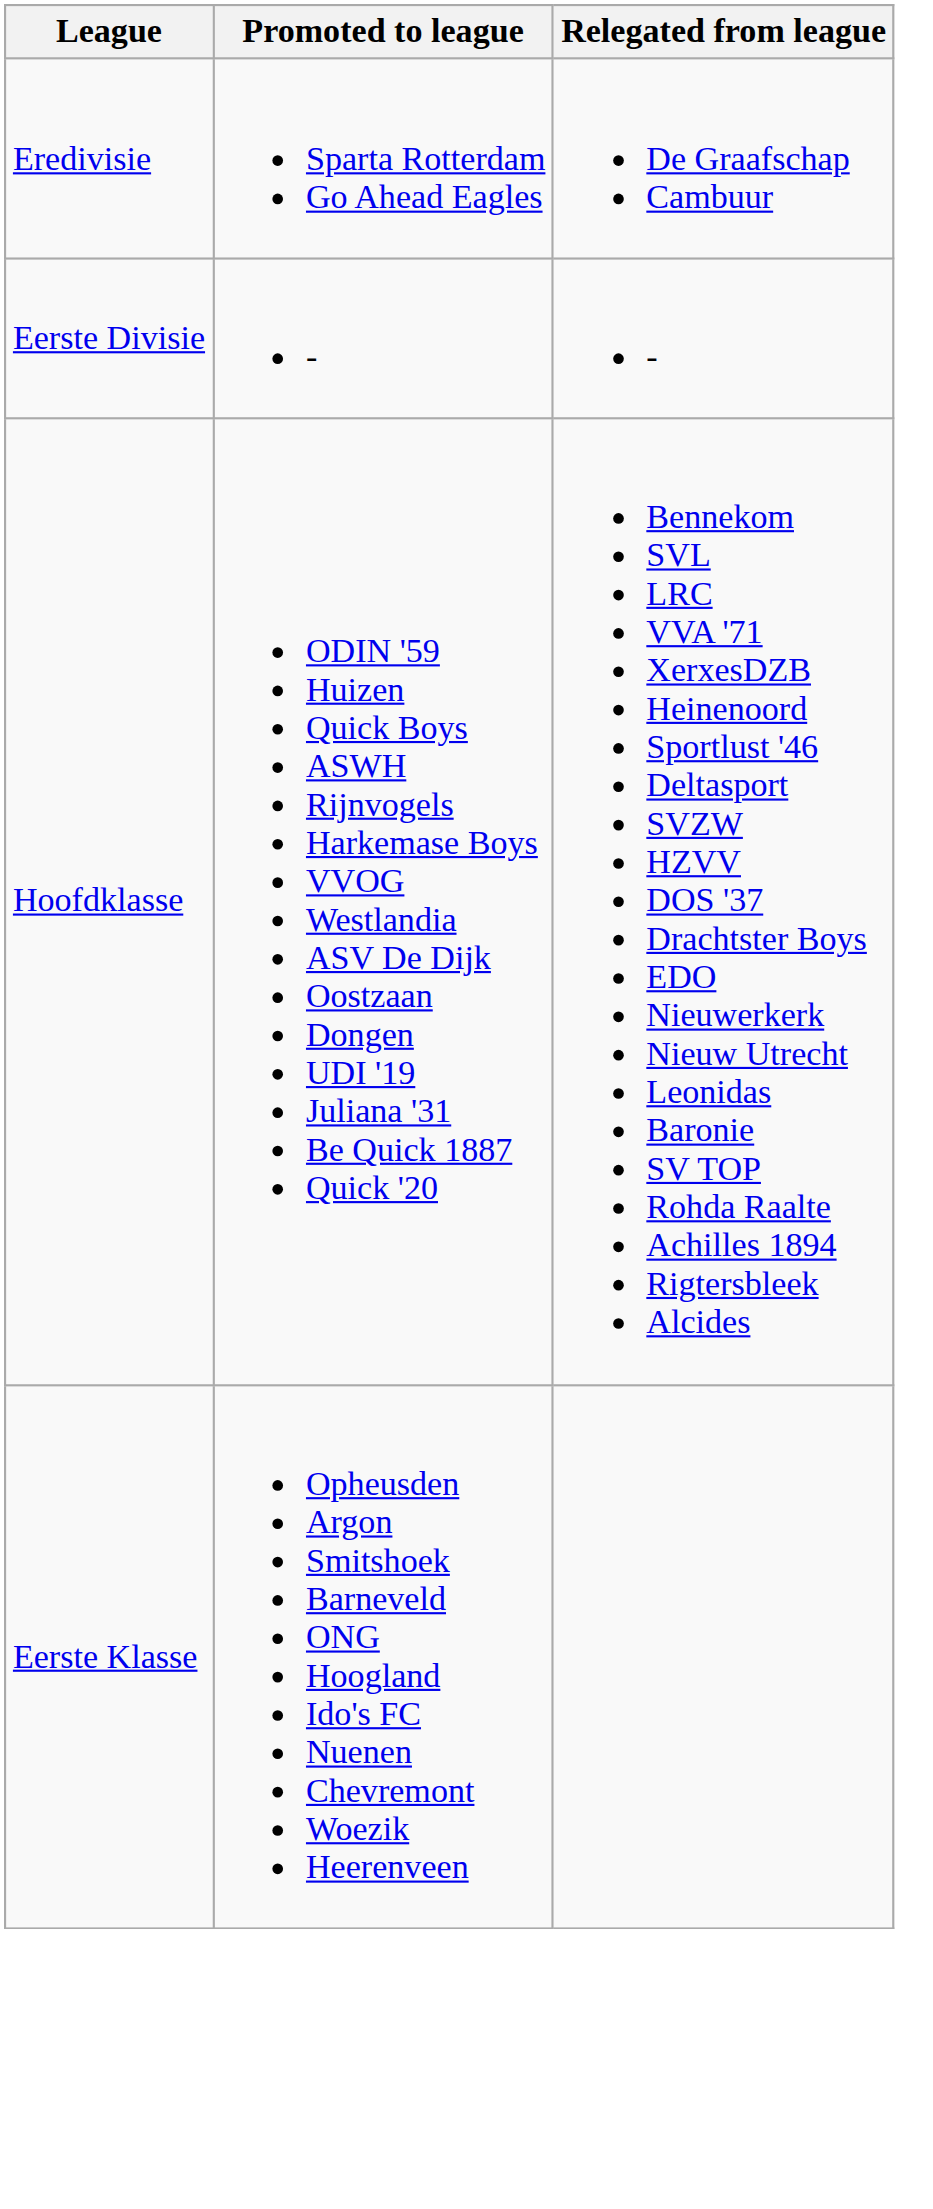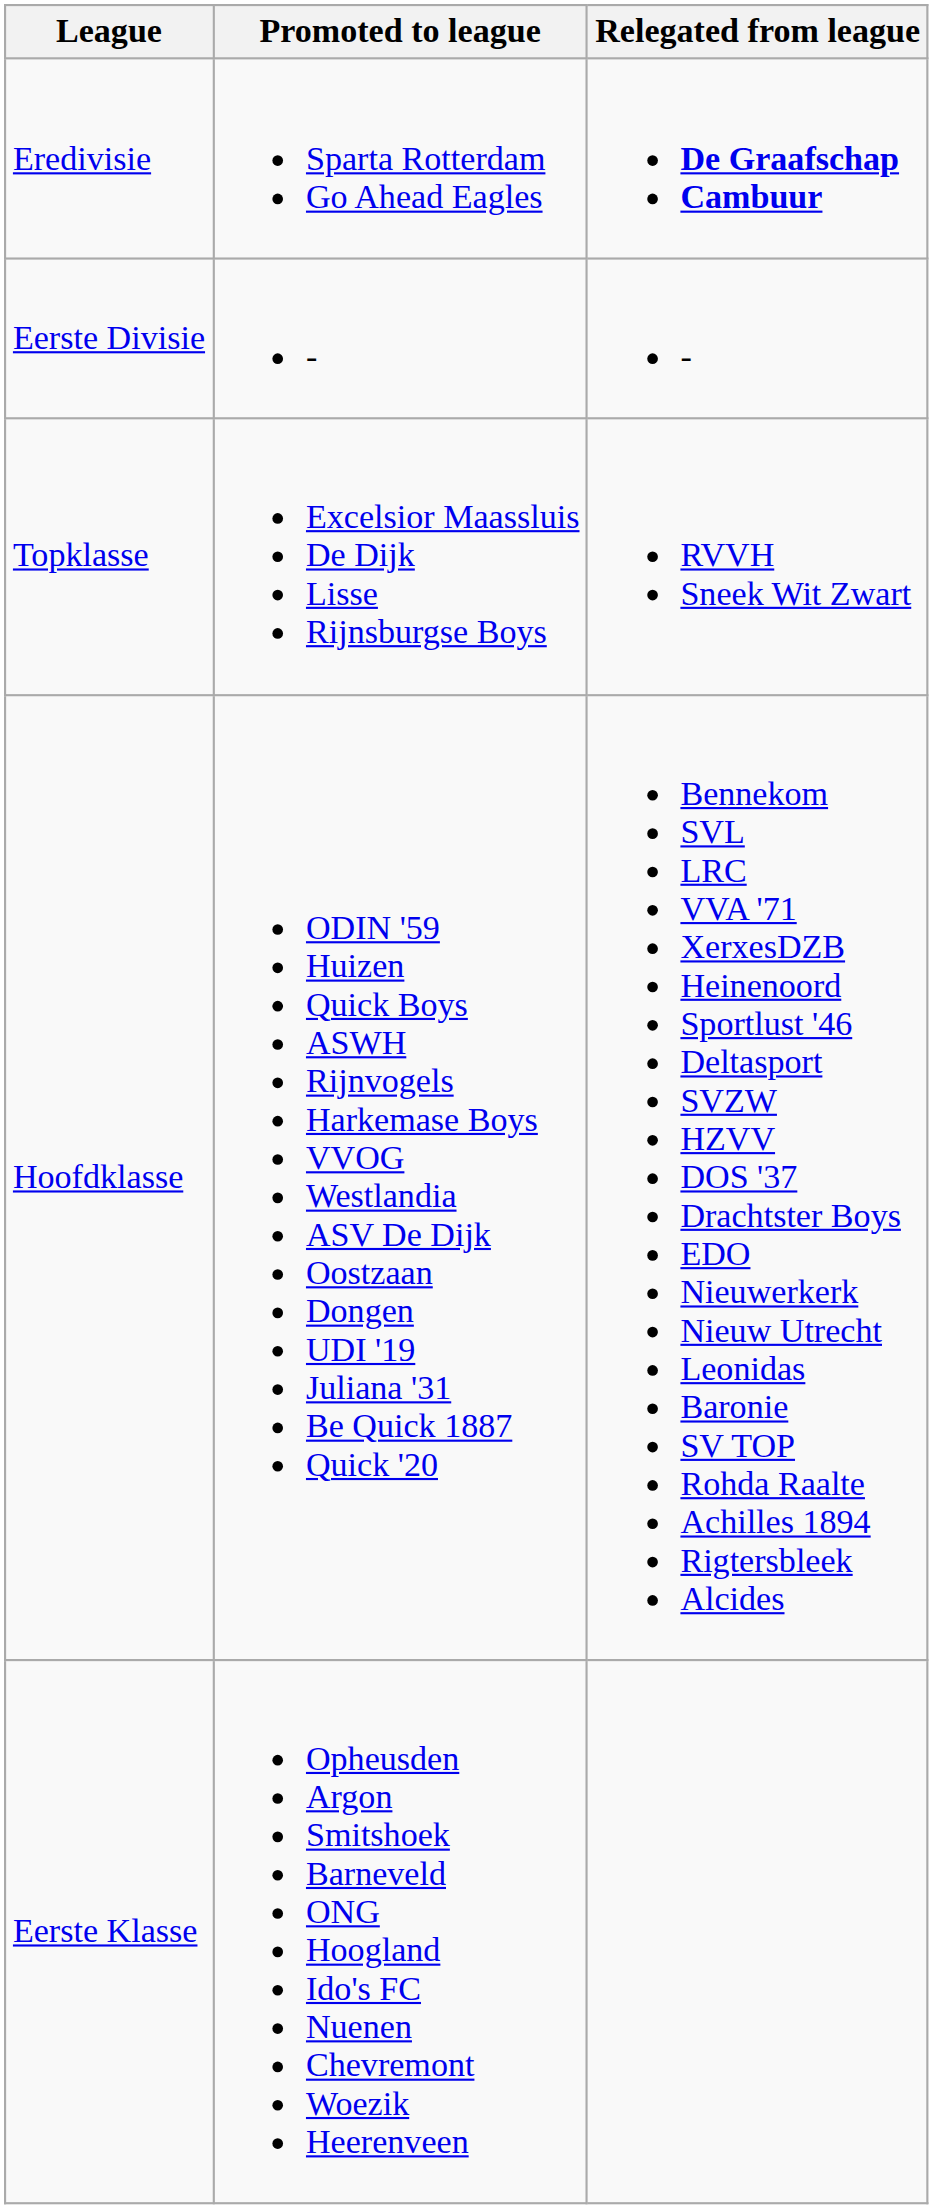(724, 178) normal -> (758, 178) bold
+ row: (81, 555)
